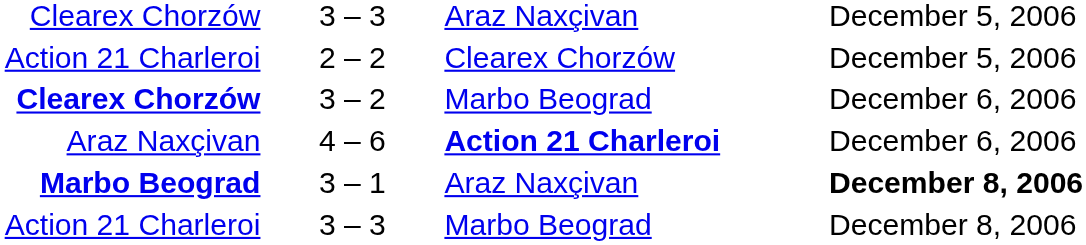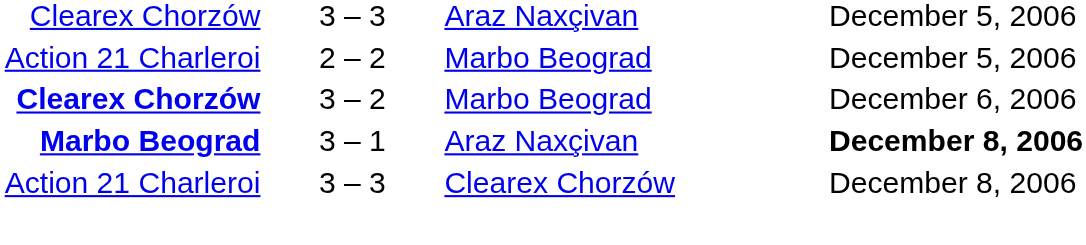(560, 57) Clearex Chorzów -> (548, 57) Marbo Beograd
- row: (164, 141)
(548, 224) Marbo Beograd -> (560, 183) Clearex Chorzów
